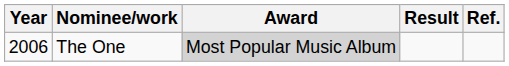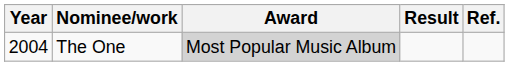(28, 46) 2006 -> (28, 46) 2004
